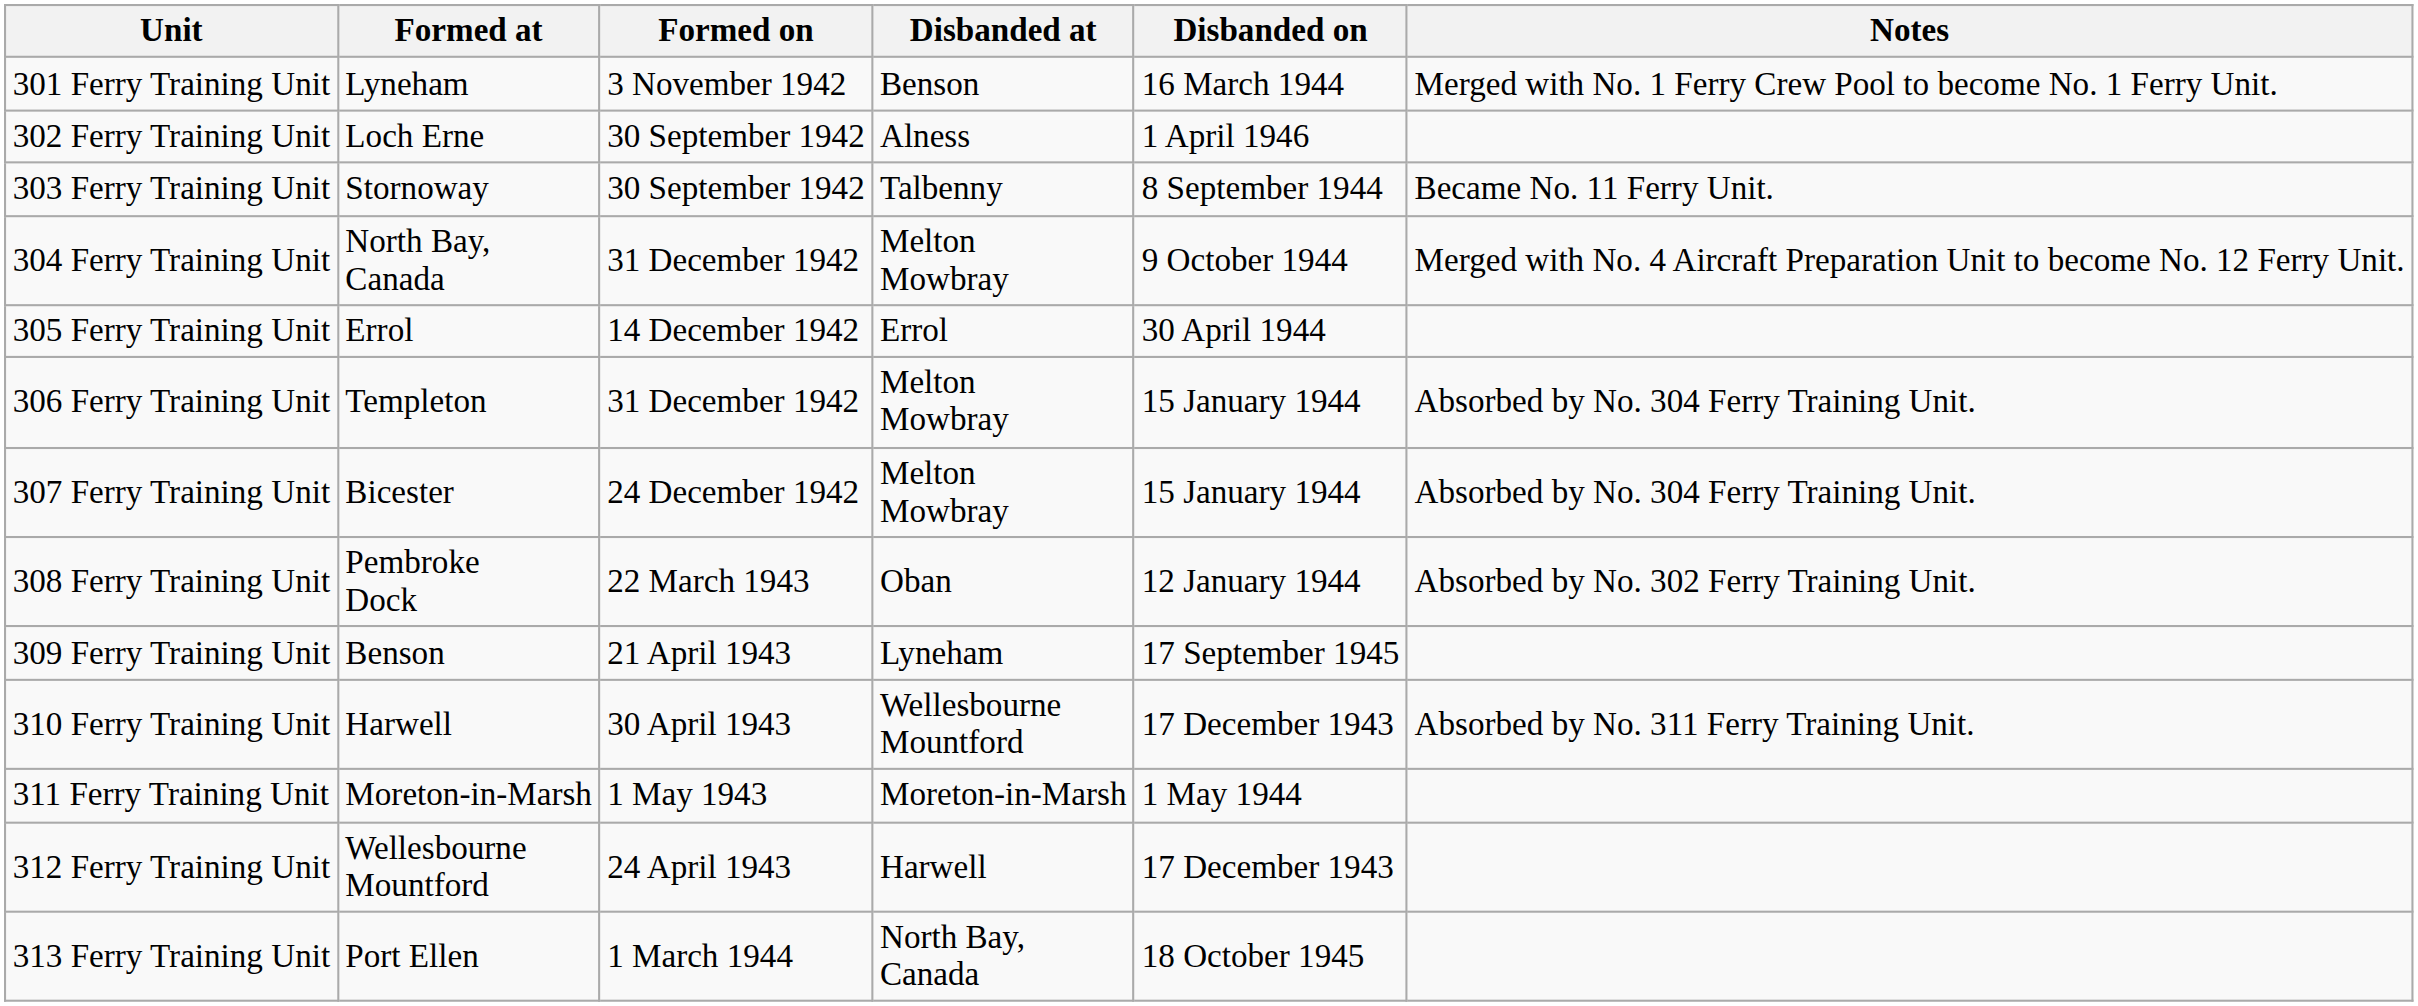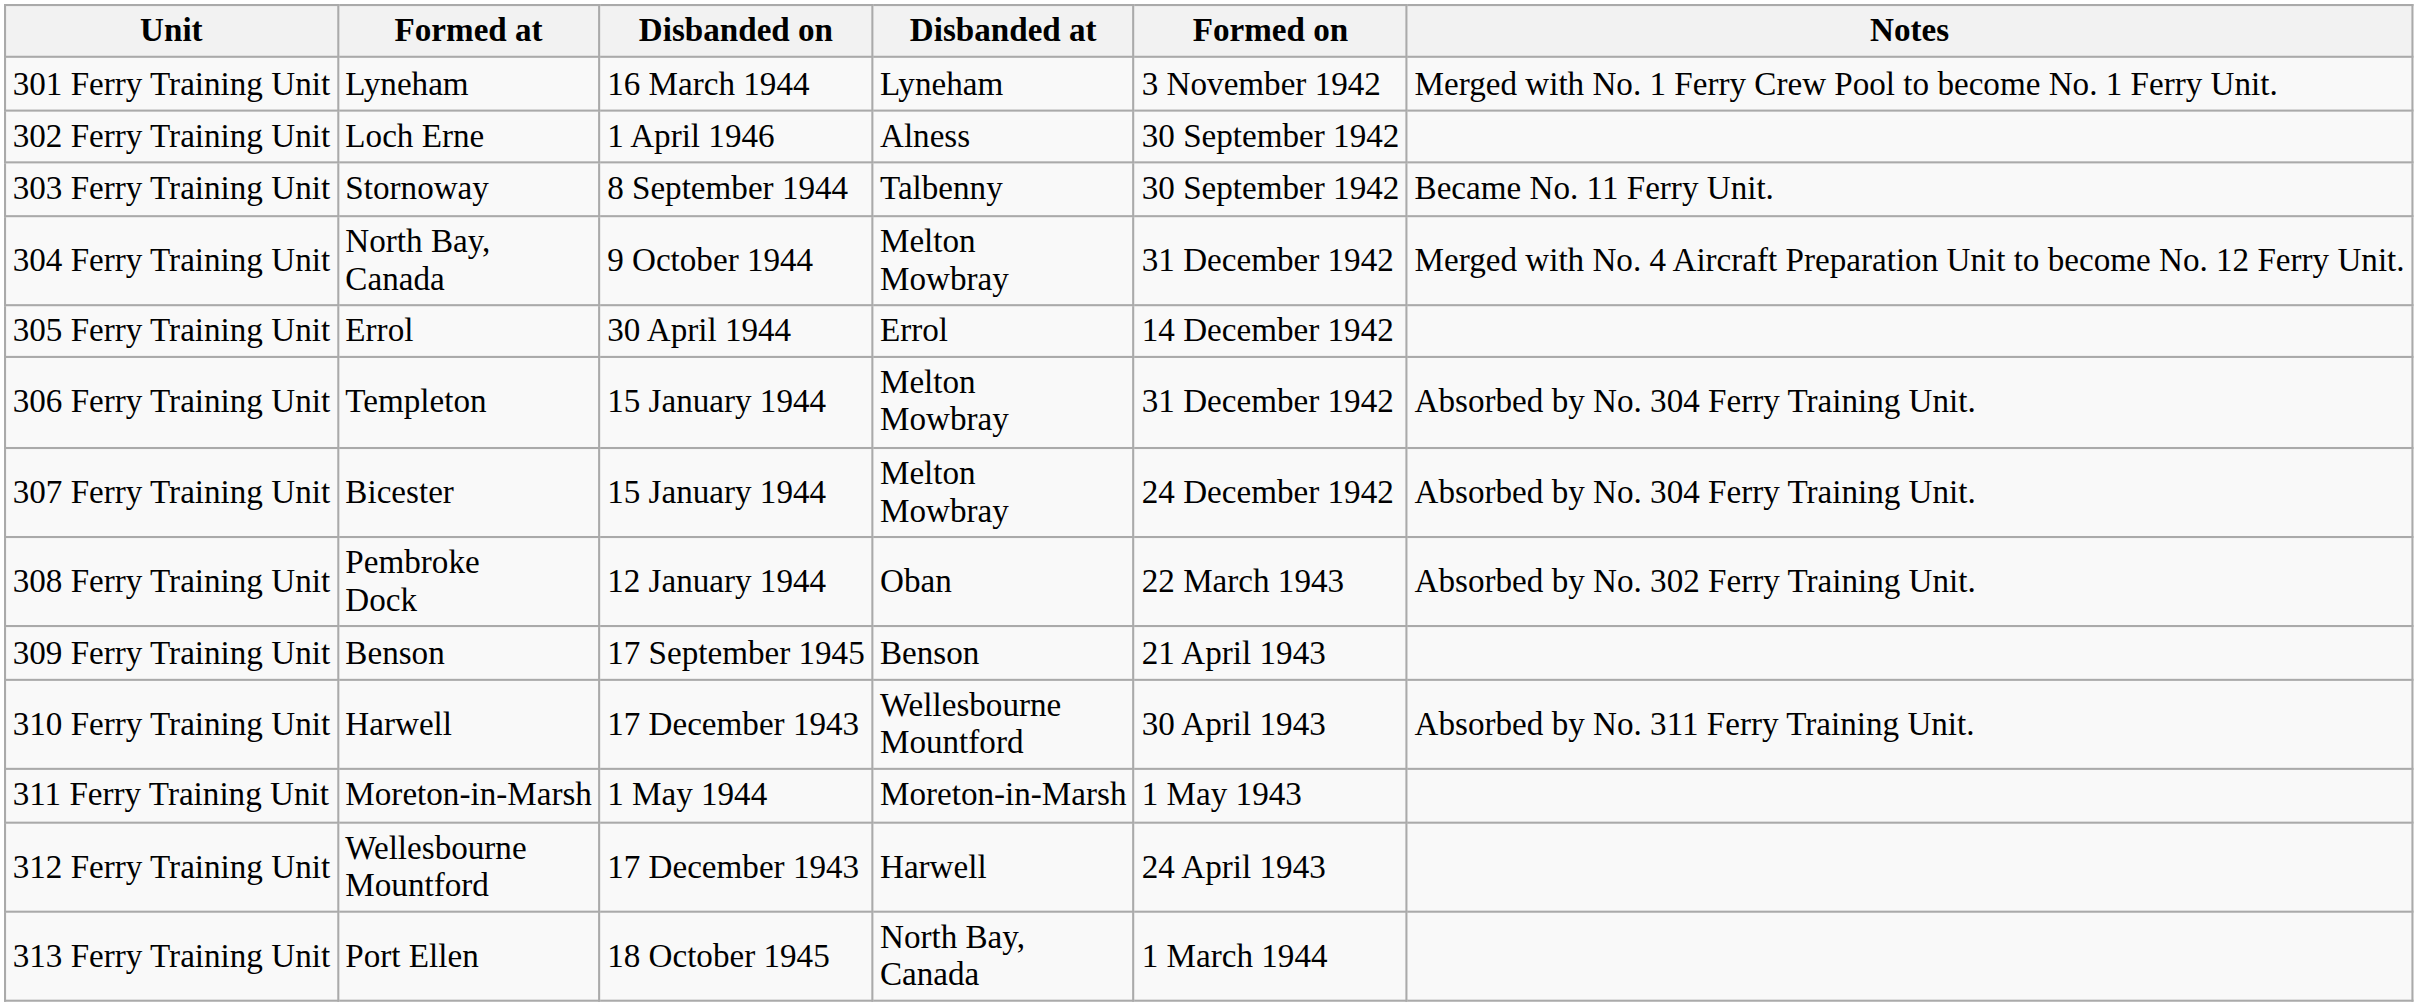columns swapped: (736, 30) <-> (1271, 30)
(930, 83) Benson -> (942, 83) Lyneham
(942, 652) Lyneham -> (930, 652) Benson
